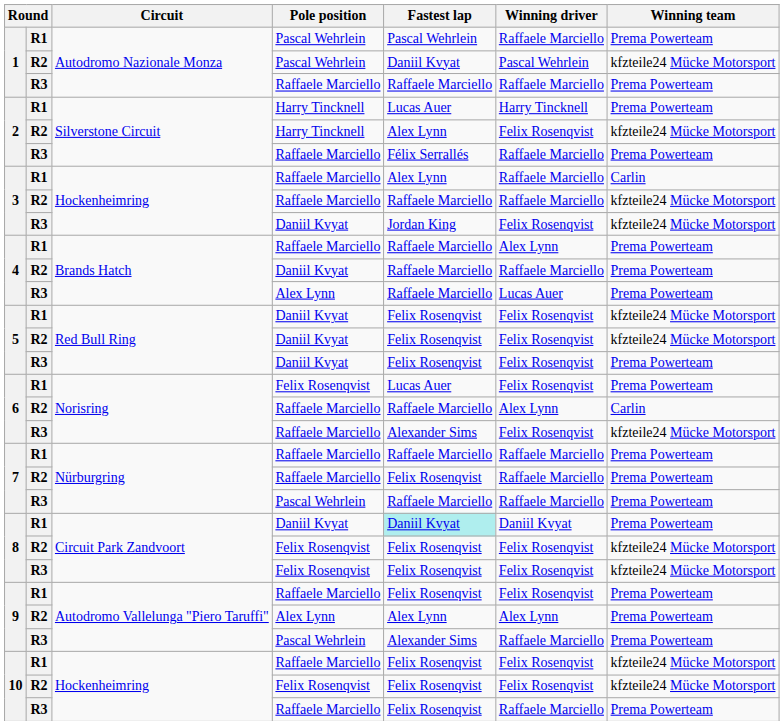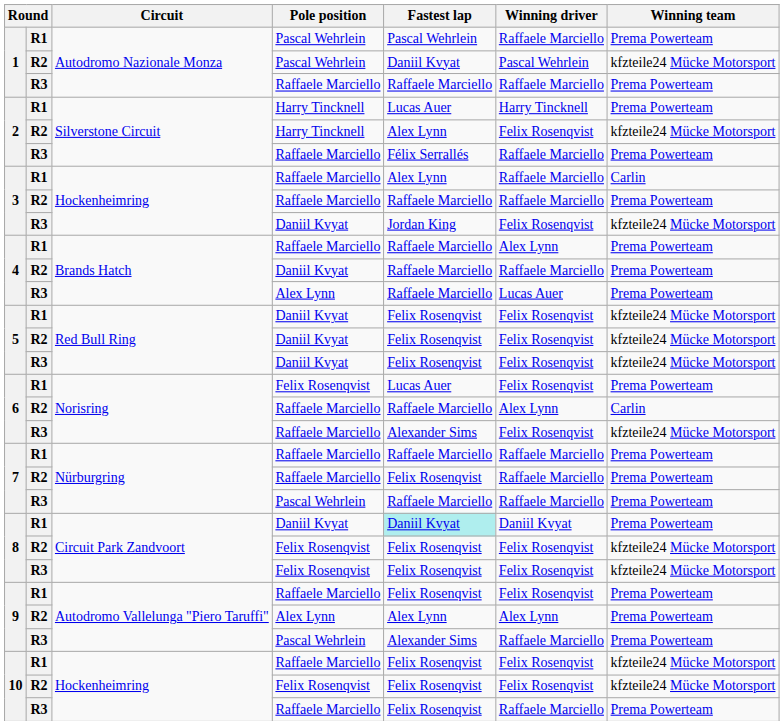(693, 200) kfzteile24 Mücke Motorsport -> (662, 200) Prema Powerteam
(662, 362) Prema Powerteam -> (693, 362) kfzteile24 Mücke Motorsport
